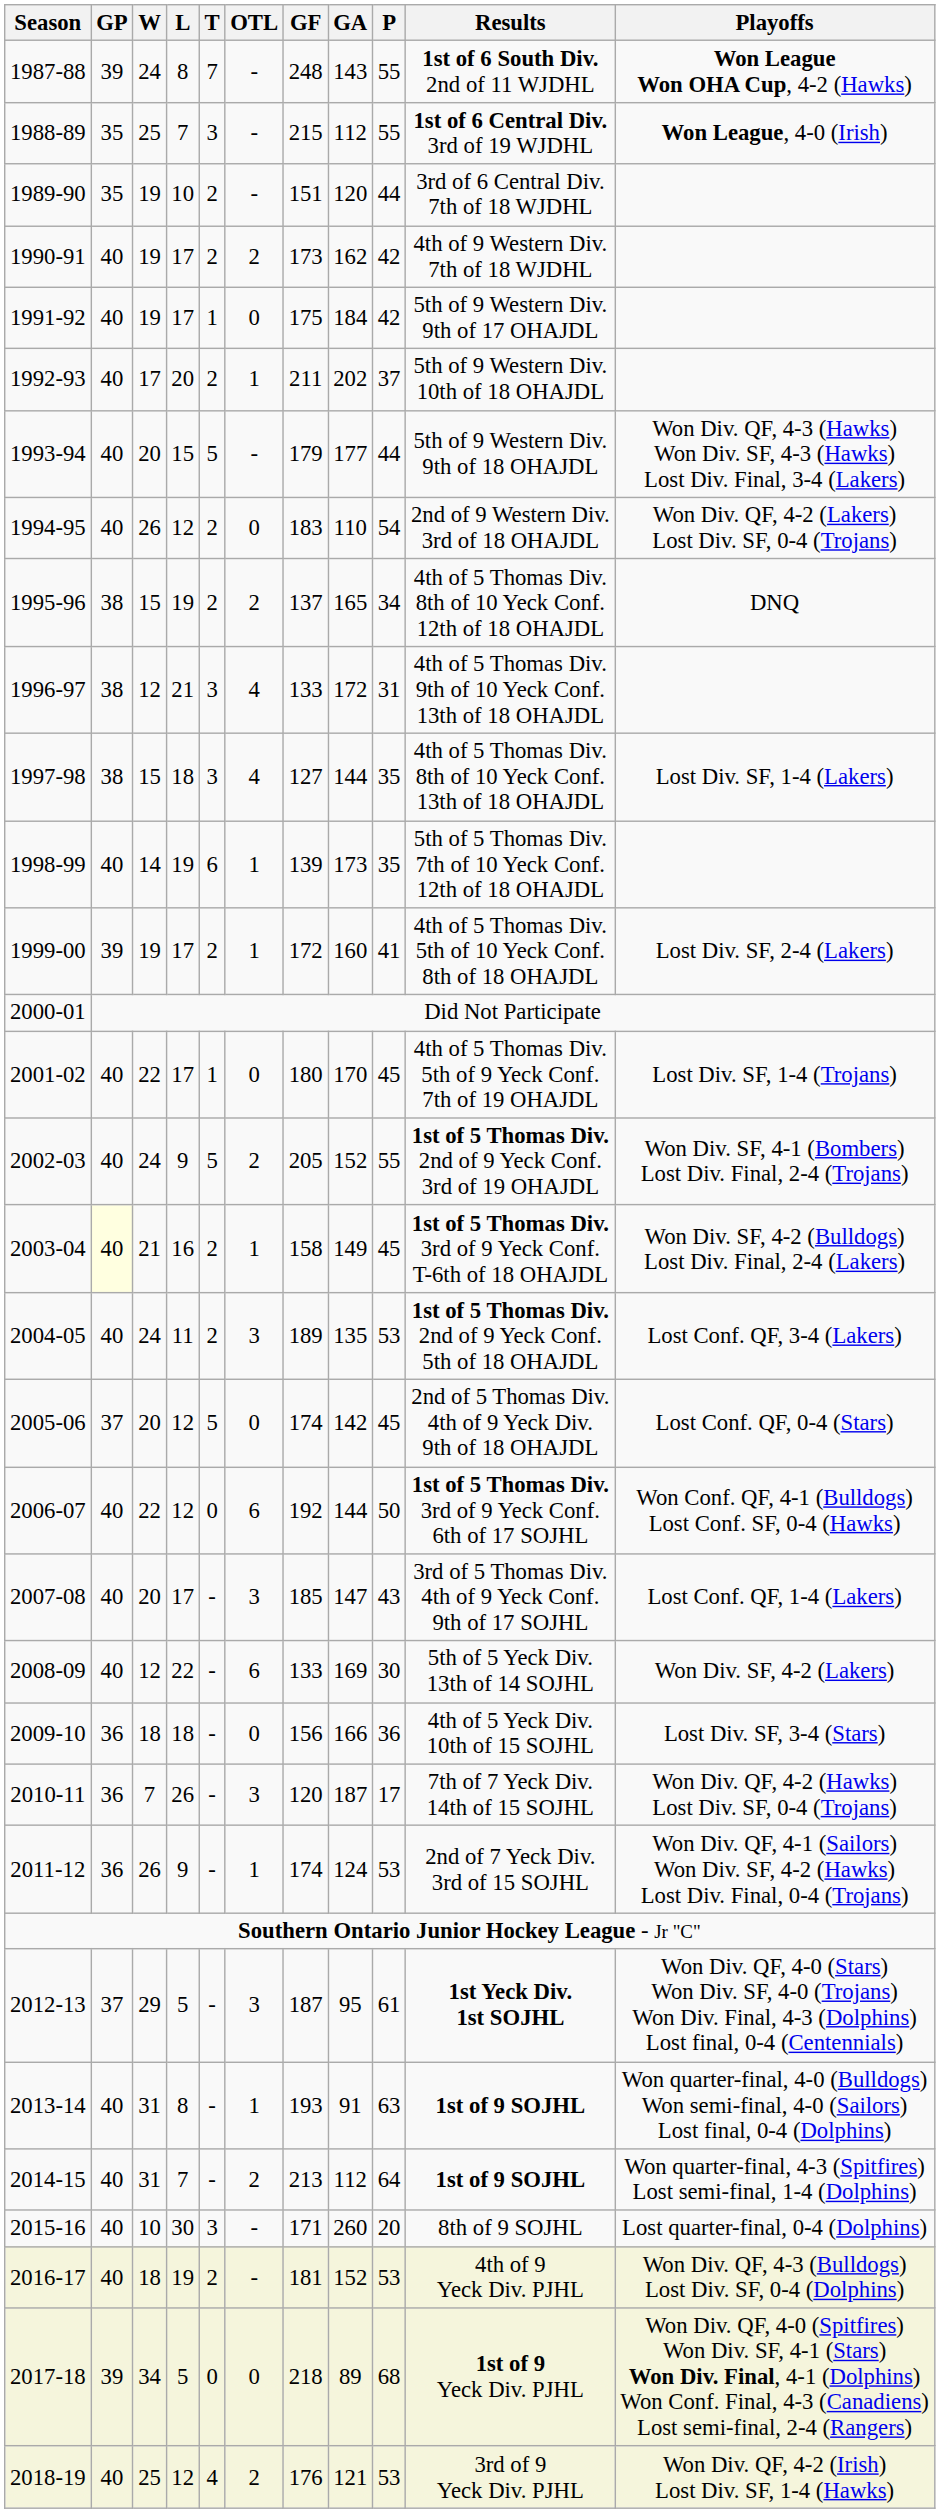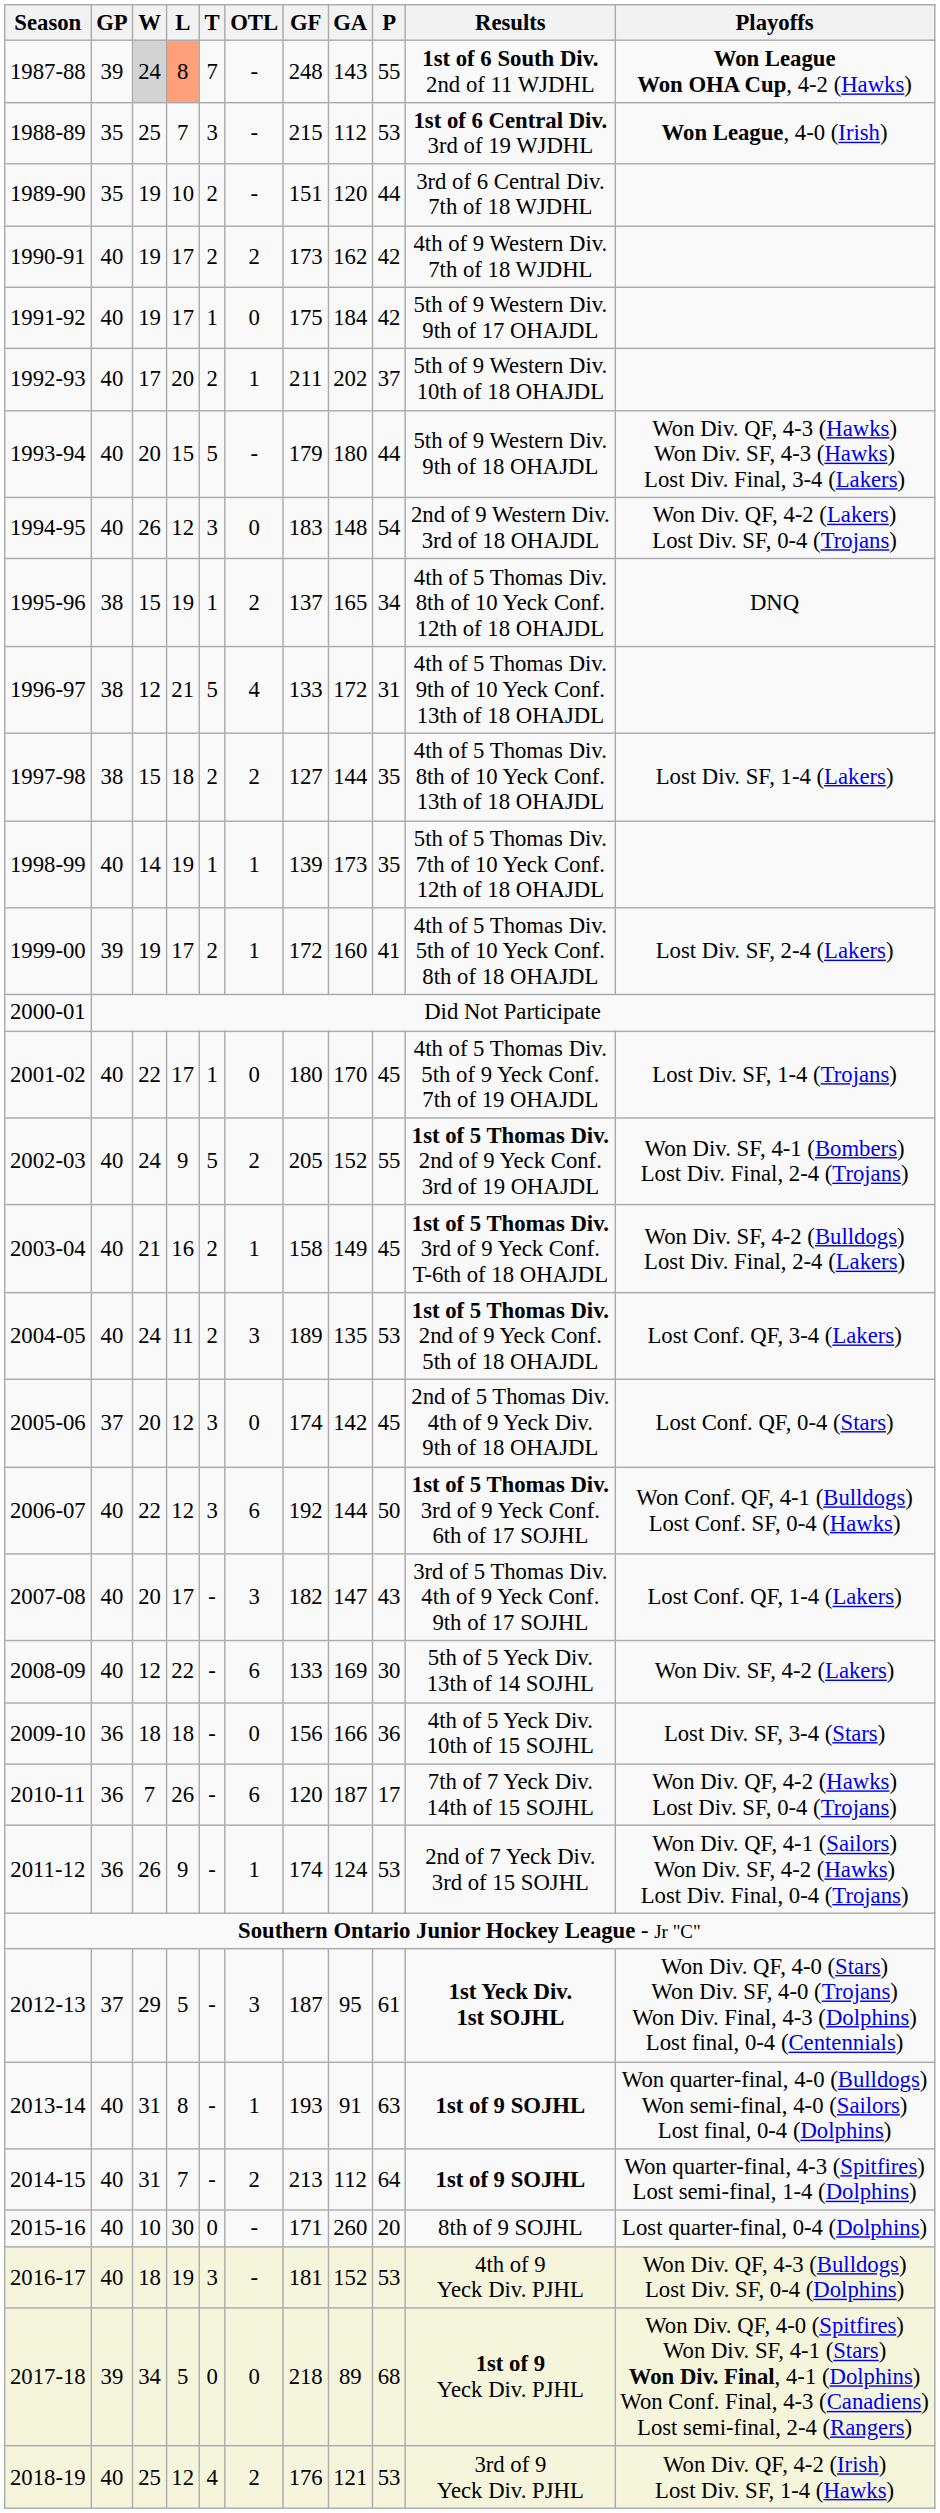(150, 71) no background -> (150, 71) lightgrey background
(183, 71) no background -> (183, 71) lightsalmon background
(389, 132) 55 -> (389, 132) 53
(350, 453) 177 -> (350, 453) 180
(212, 528) 2 -> (212, 528) 3
(350, 528) 110 -> (350, 528) 148
(212, 602) 2 -> (212, 602) 1
(212, 689) 3 -> (212, 689) 5
(212, 776) 3 -> (212, 776) 2
(254, 776) 4 -> (254, 776) 2
(212, 863) 6 -> (212, 863) 1
(112, 1248) lightyellow background -> (112, 1248) no background
(212, 1422) 5 -> (212, 1422) 3
(212, 1509) 0 -> (212, 1509) 3
(306, 1597) 185 -> (306, 1597) 182
(254, 1794) 3 -> (254, 1794) 6
(212, 2228) 3 -> (212, 2228) 0
(212, 2276) 2 -> (212, 2276) 3
